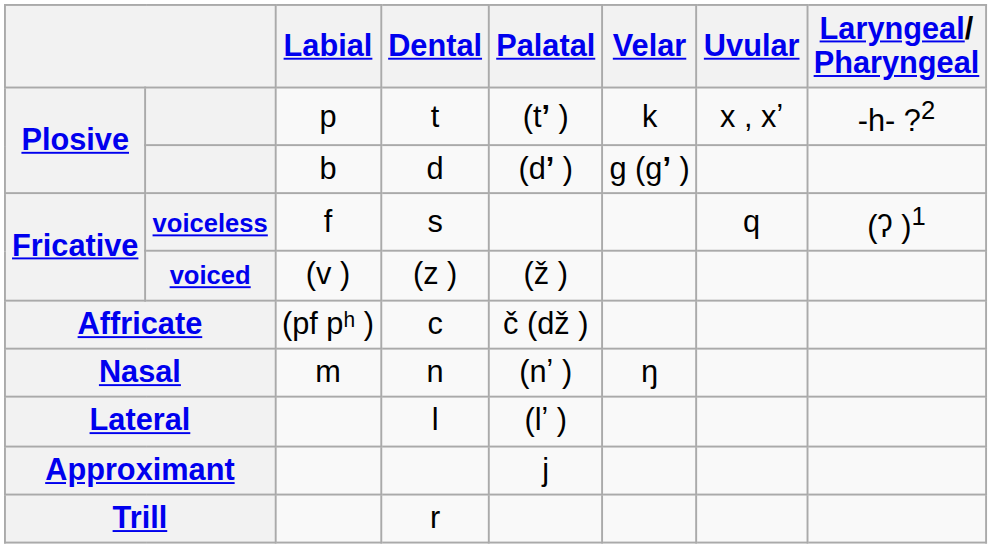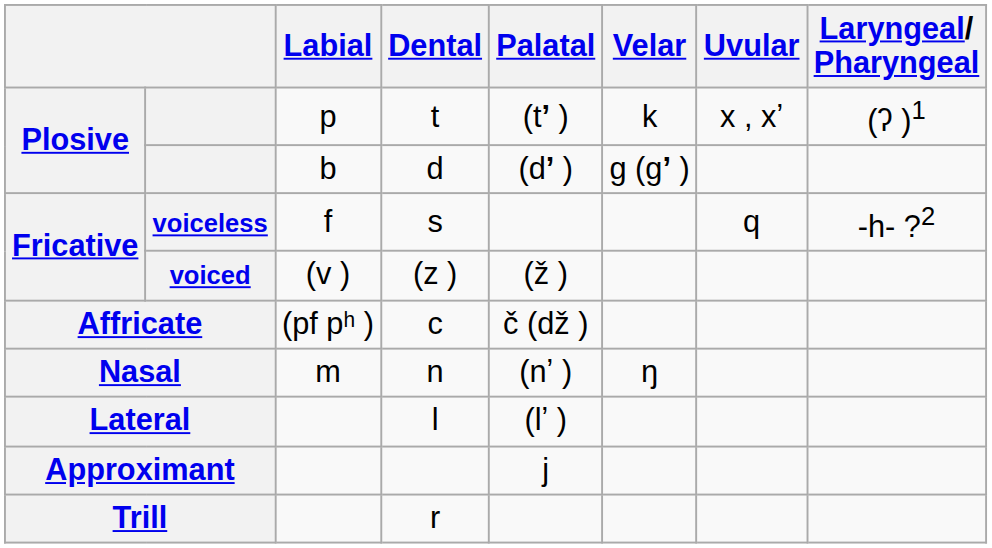(896, 116) -h- ?2 -> (896, 116) (ʔ )1
(896, 222) (ʔ )1 -> (896, 222) -h- ?2
